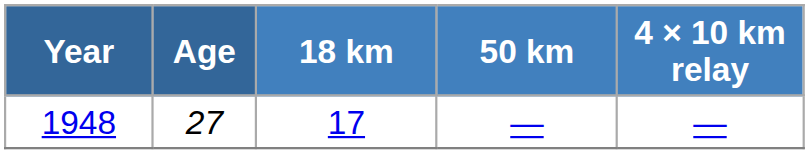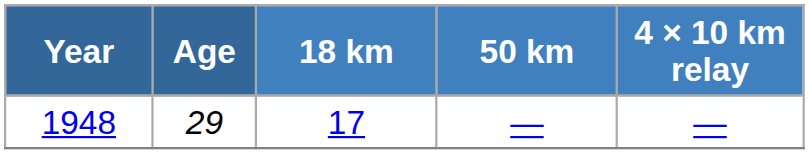(204, 122) 27 -> (204, 122) 29
